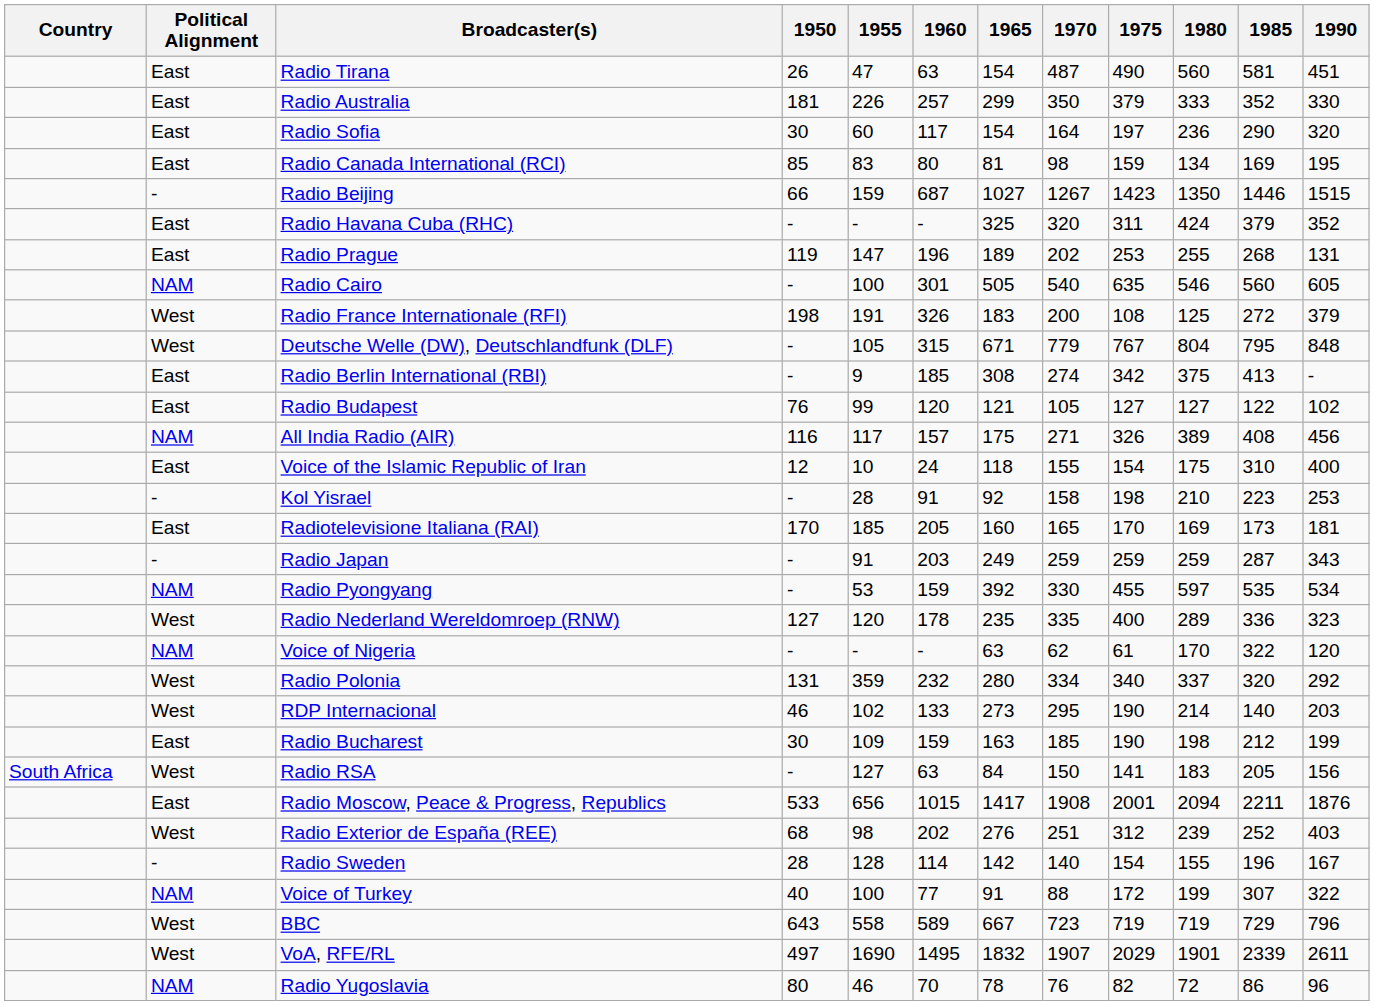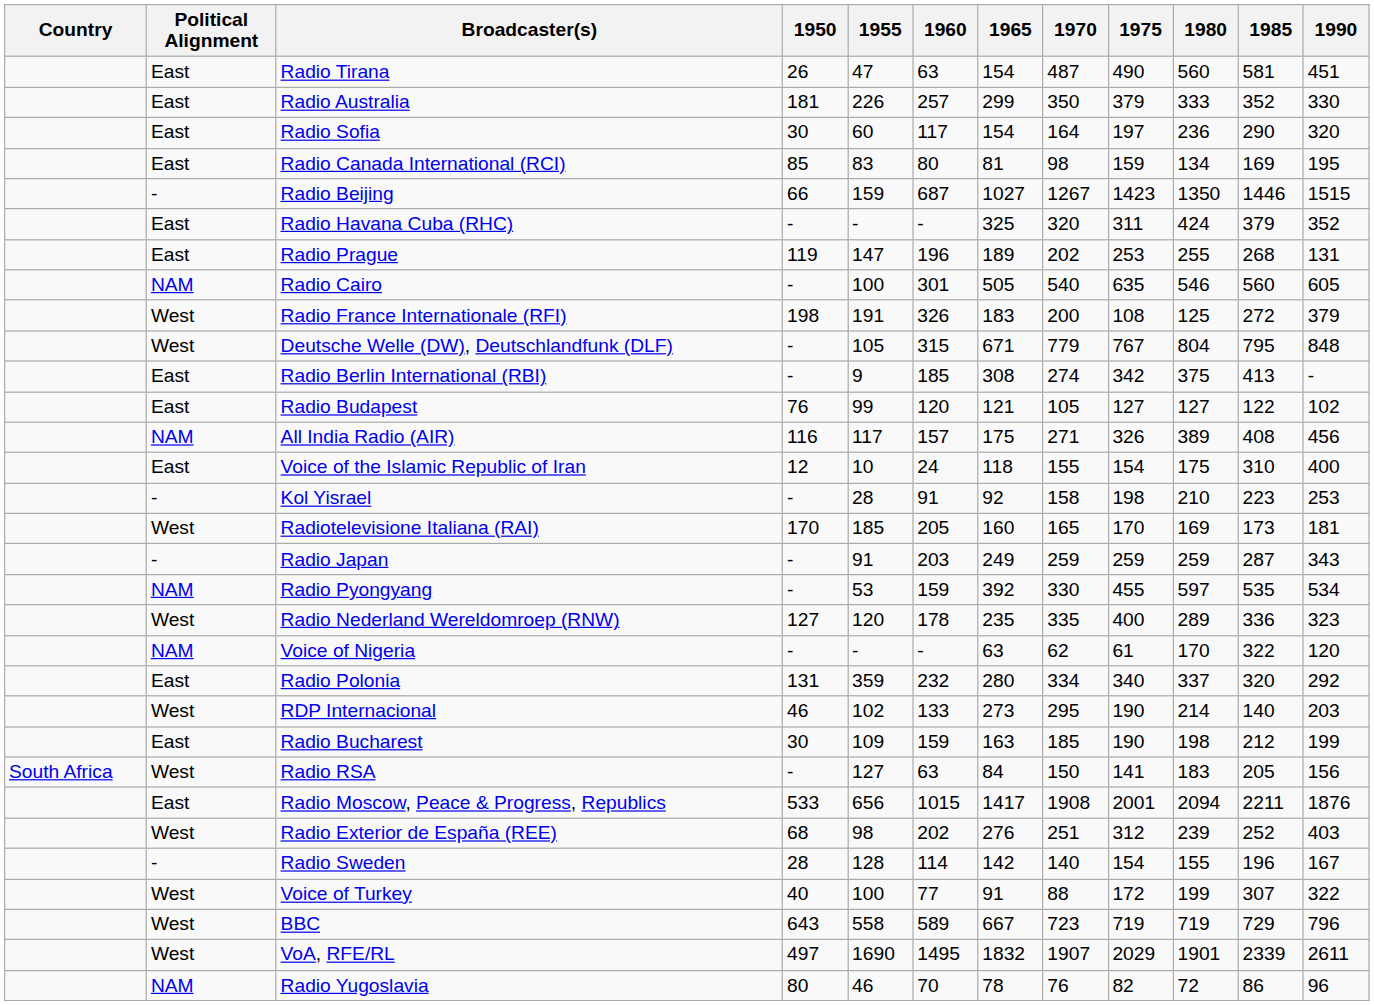(170, 528) East -> (173, 528) West
(173, 680) West -> (170, 680) East
(172, 893) NAM -> (173, 893) West
